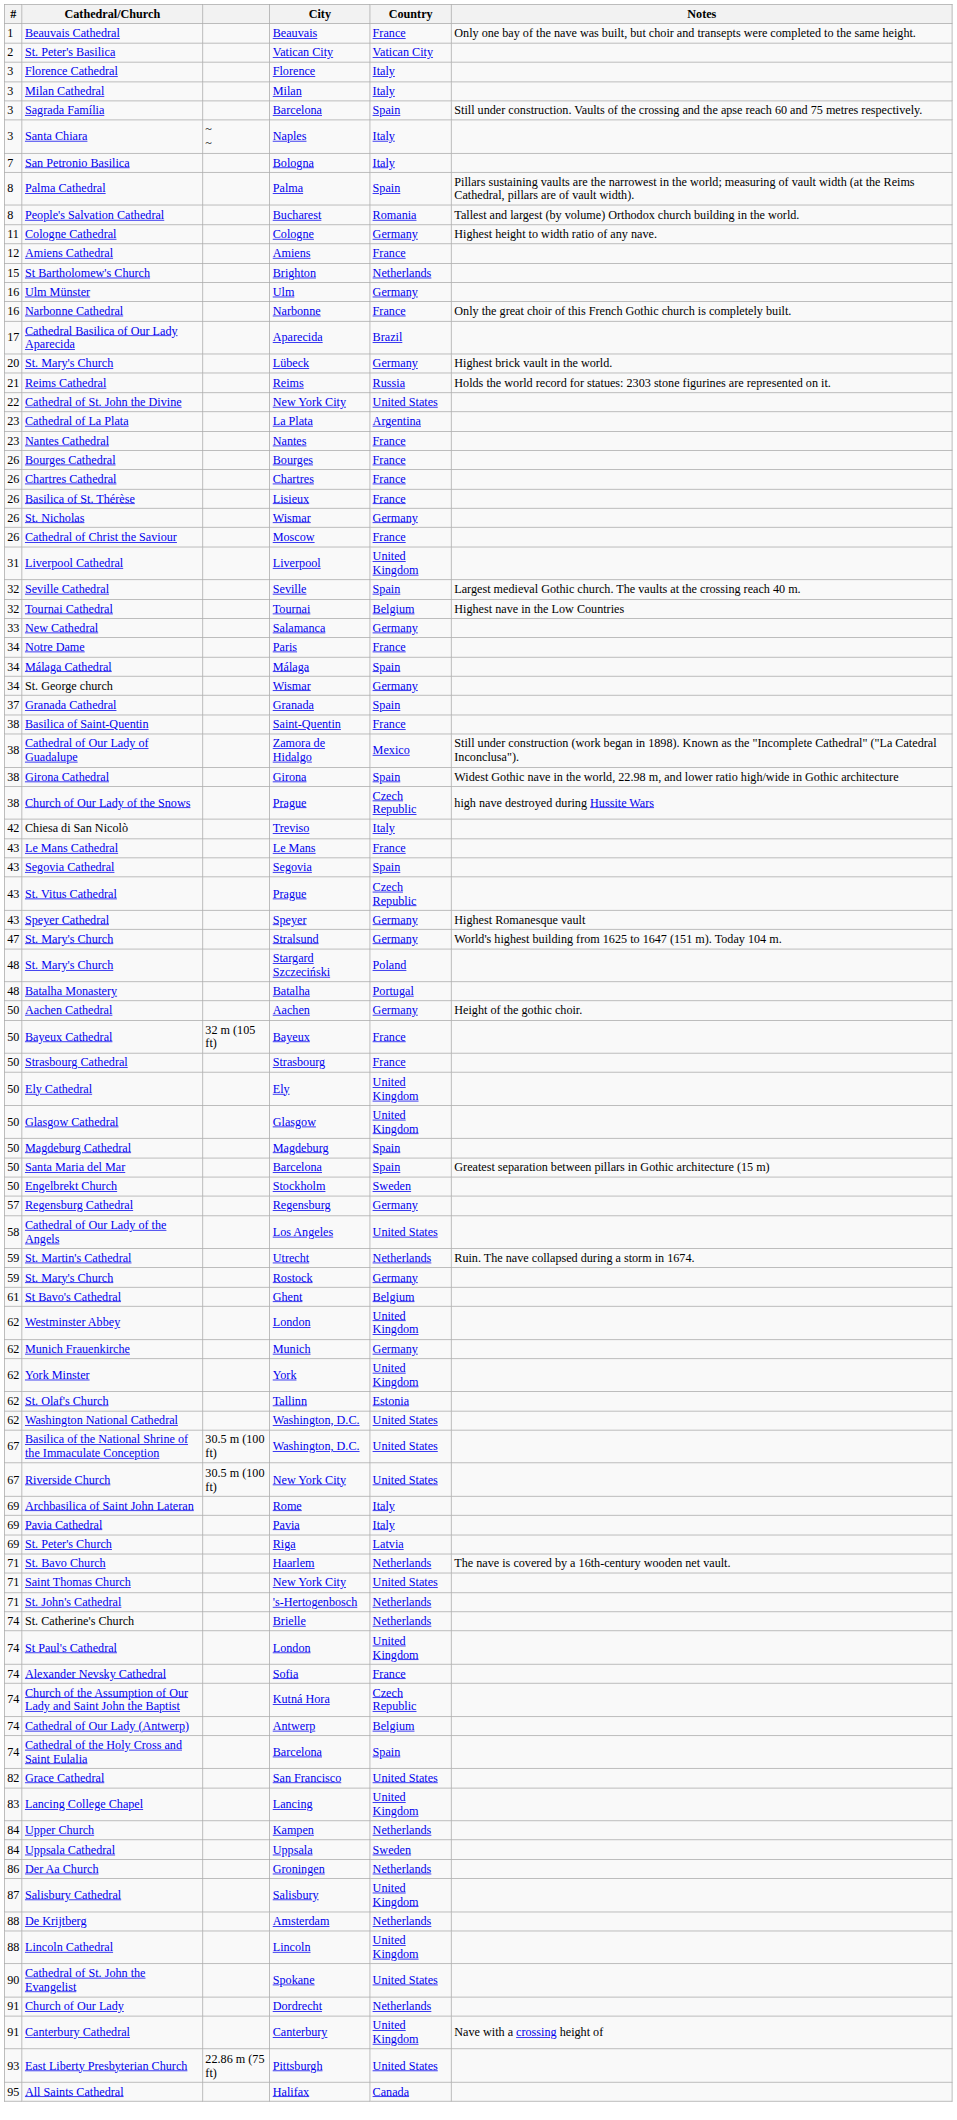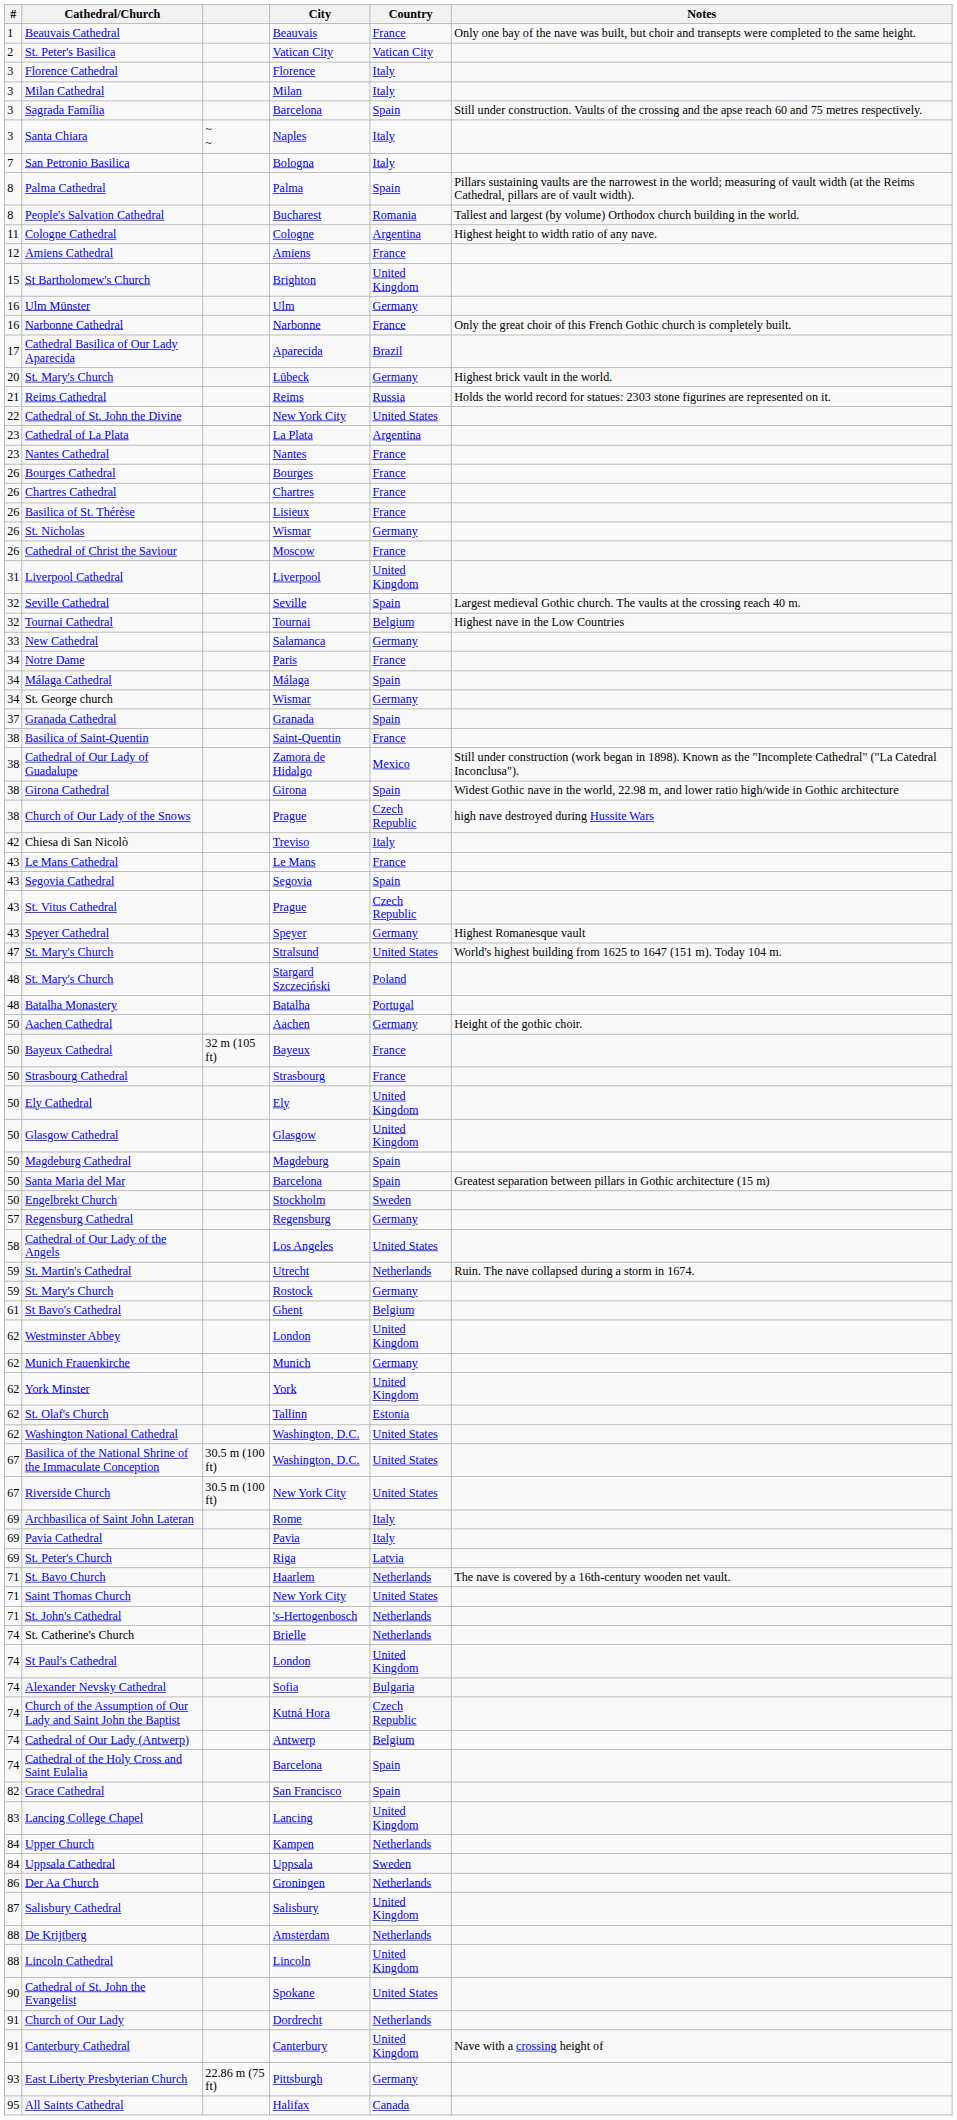(395, 234) Germany -> (397, 234) Argentina
(402, 272) Netherlands -> (396, 279) United Kingdom
(395, 939) Germany -> (405, 952) United States
(389, 1673) France -> (394, 1687) Bulgaria
(405, 1778) United States -> (386, 1791) Spain
(405, 2065) United States -> (395, 2079) Germany
